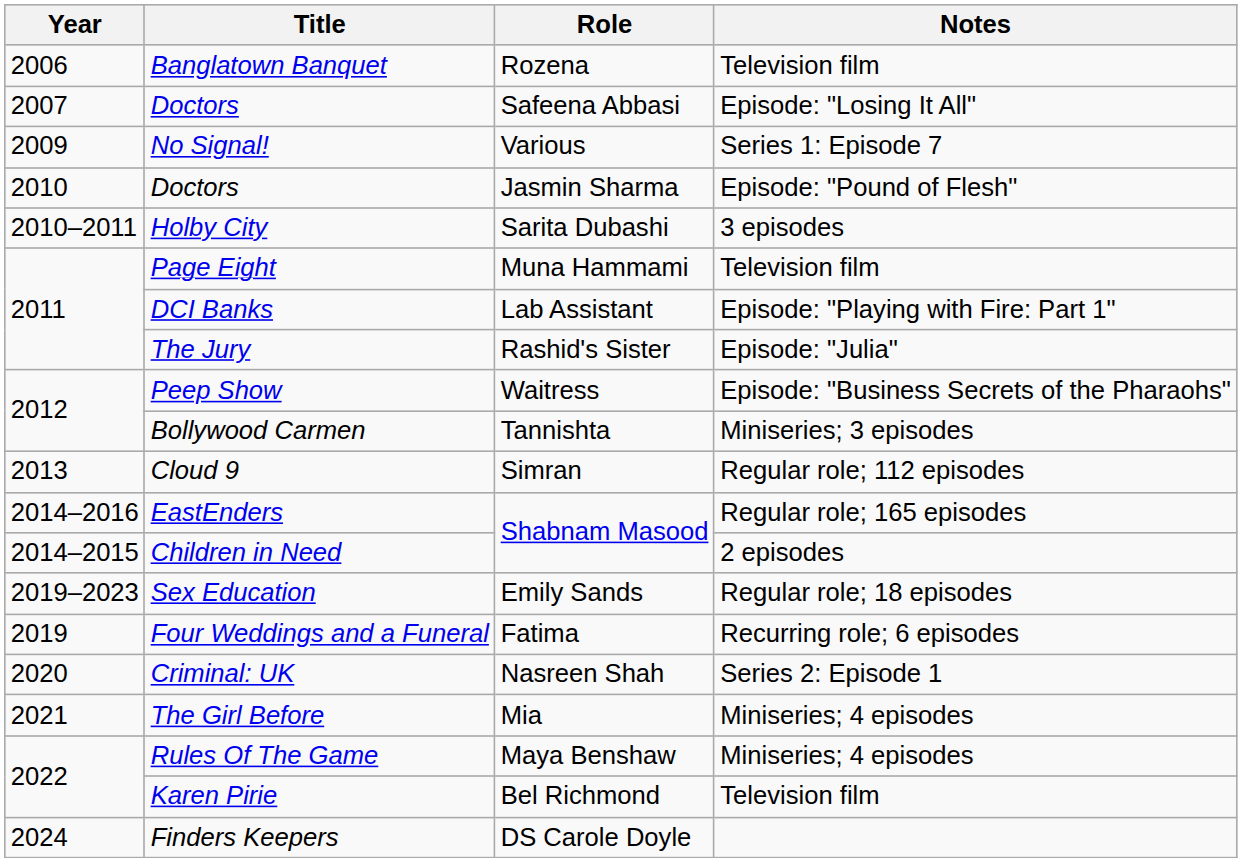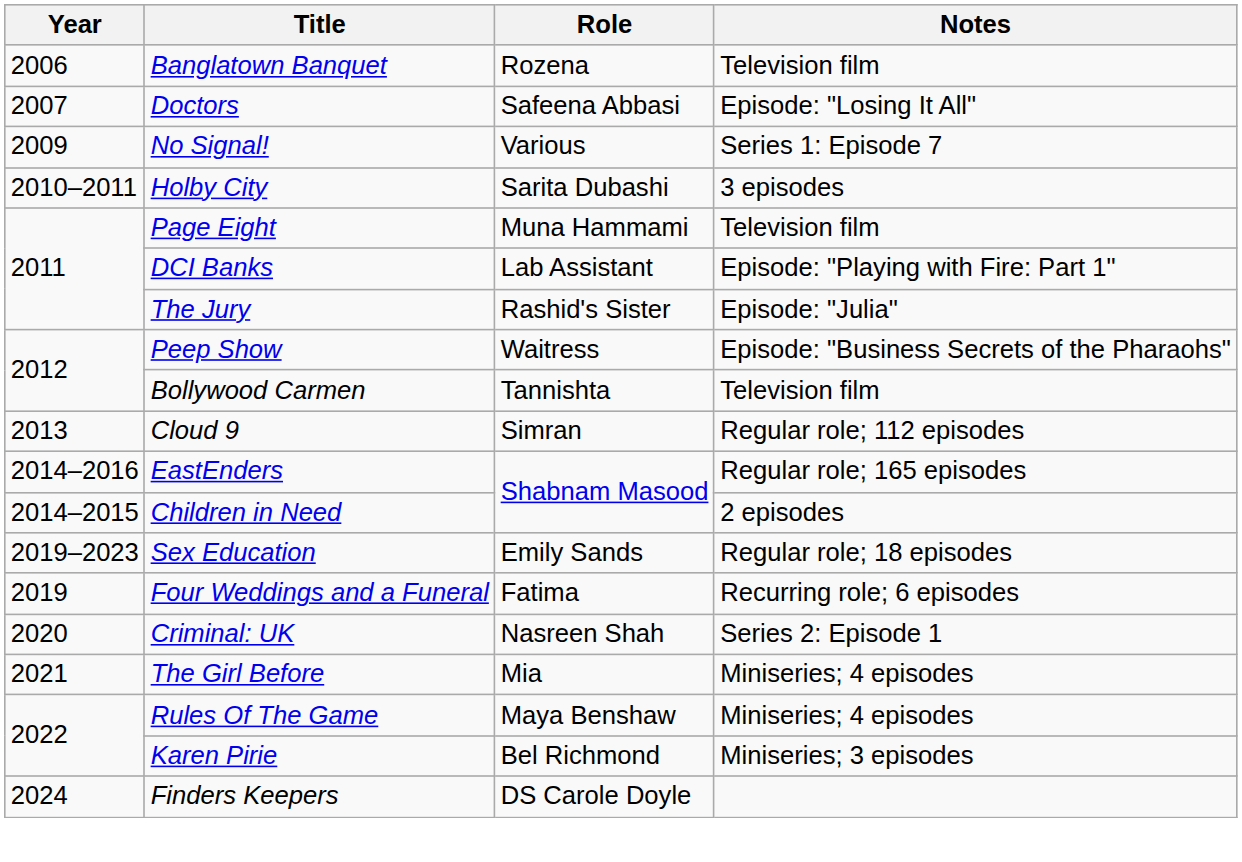- row: (195, 187)
(847, 430) Miniseries; 3 episodes -> (800, 390) Television film
(800, 796) Television film -> (847, 755) Miniseries; 3 episodes
